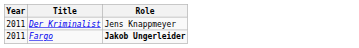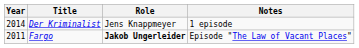+ column: (271, 11)
(16, 24) 2011 -> (16, 24) 2014
